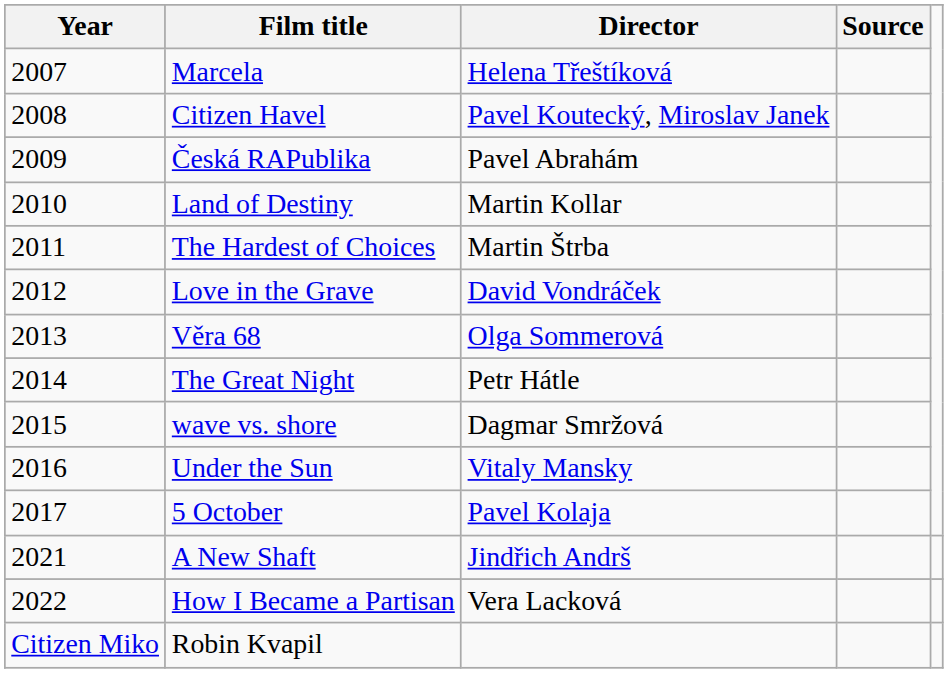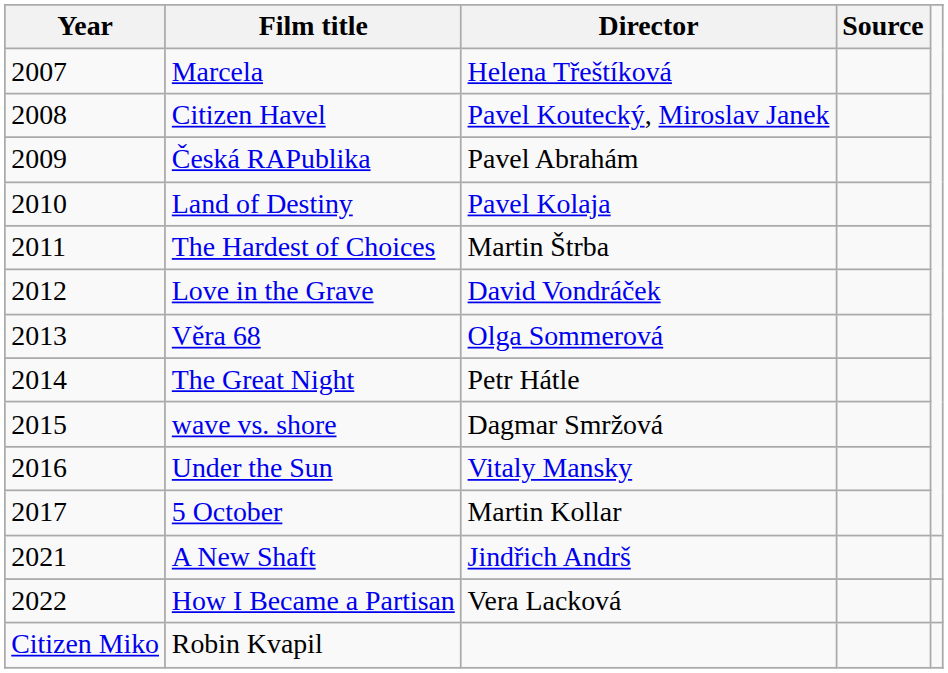(545, 203) Martin Kollar -> (539, 203) Pavel Kolaja
(539, 512) Pavel Kolaja -> (545, 512) Martin Kollar
